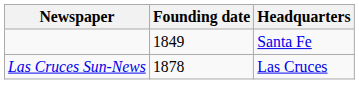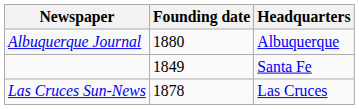+ row: (75, 41)
